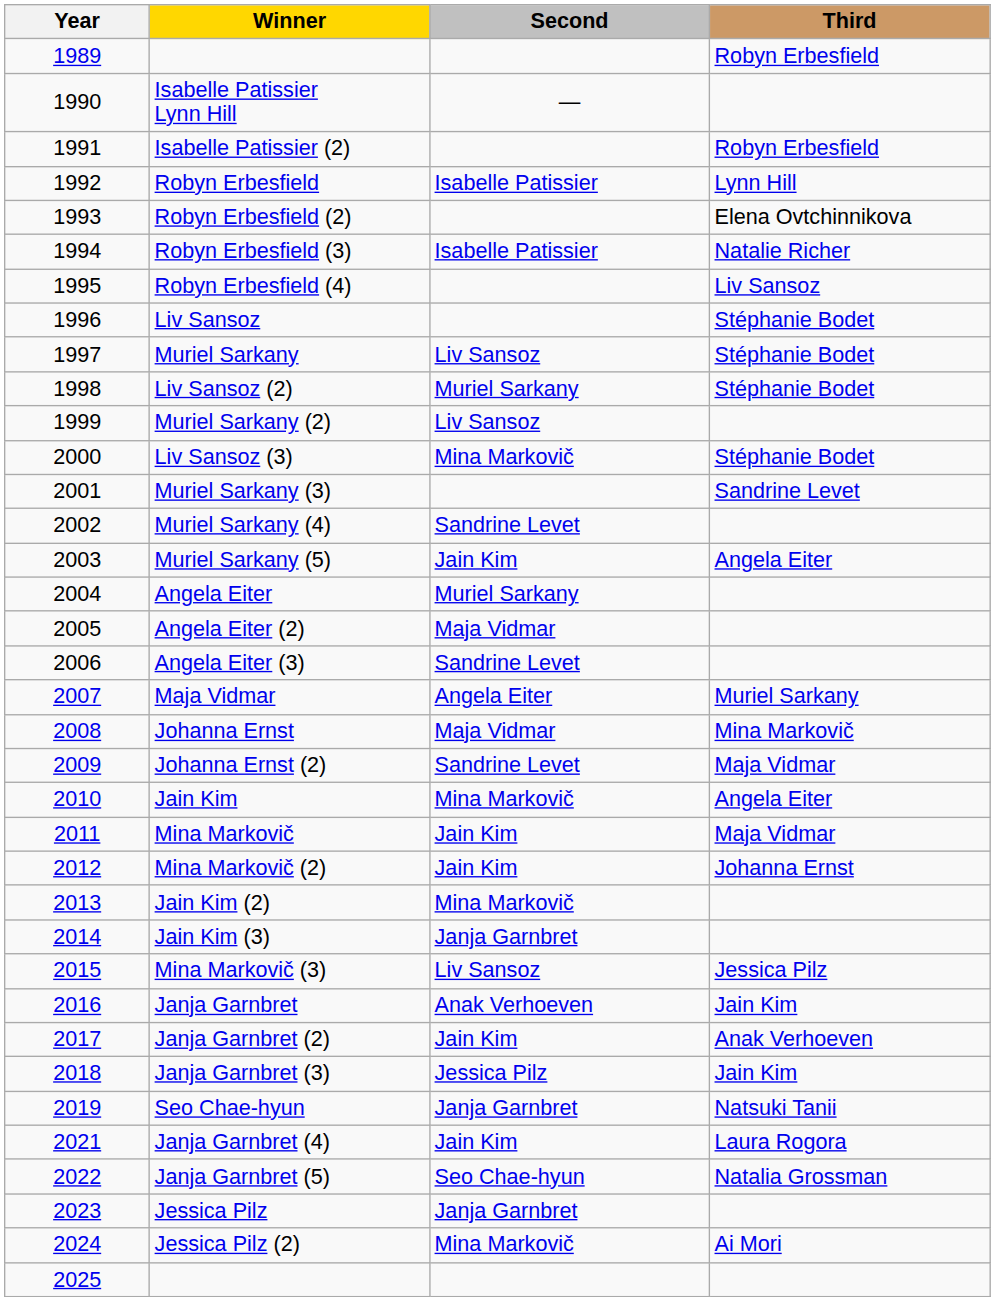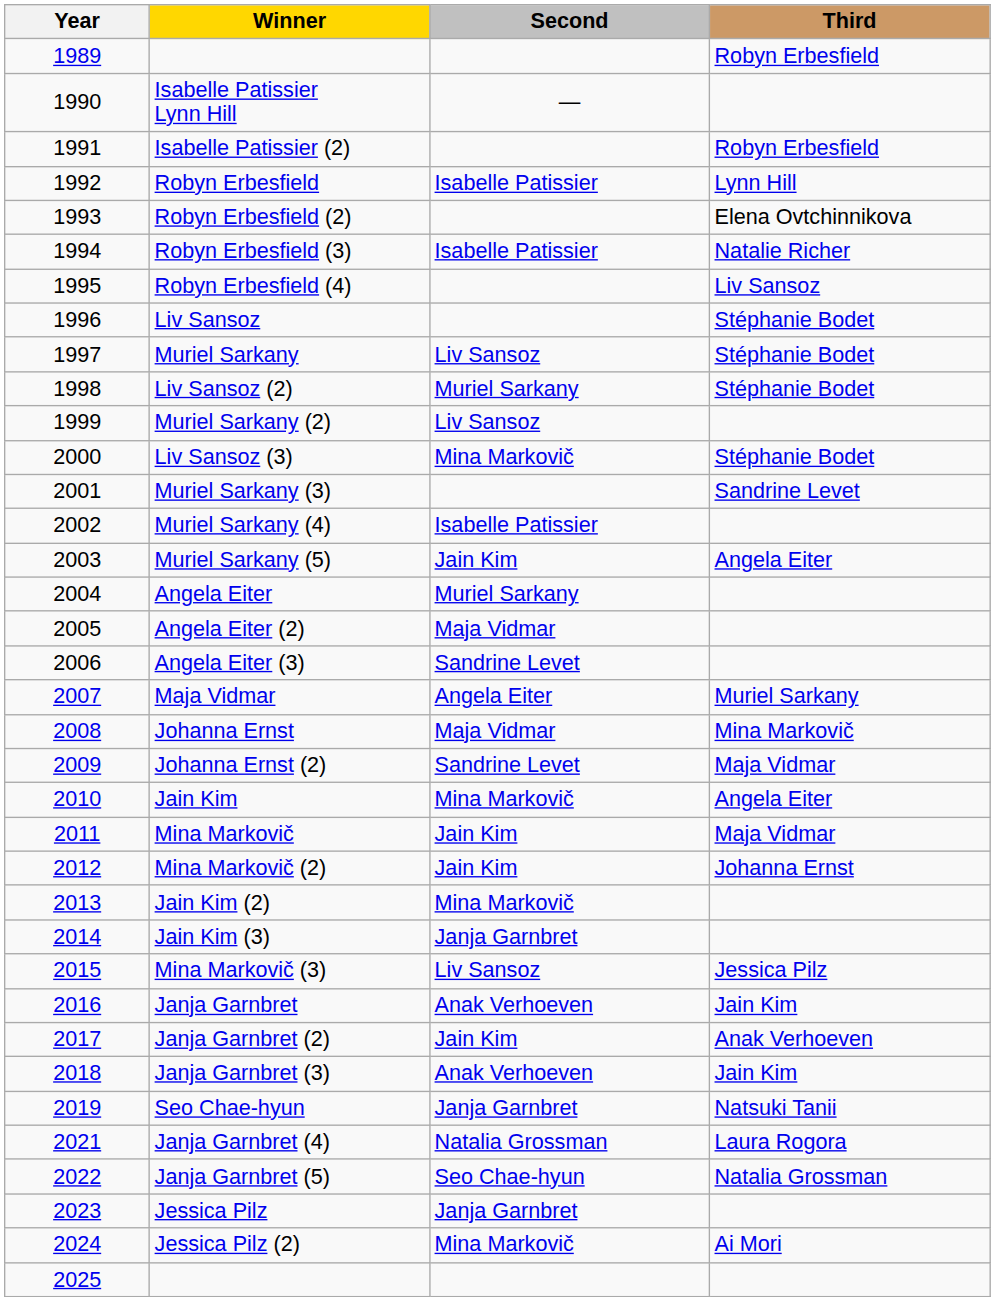(507, 525) Sandrine Levet -> (516, 525) Isabelle Patissier
(491, 1073) Jessica Pilz -> (514, 1073) Anak Verhoeven
(476, 1142) Jain Kim -> (521, 1142) Natalia Grossman
